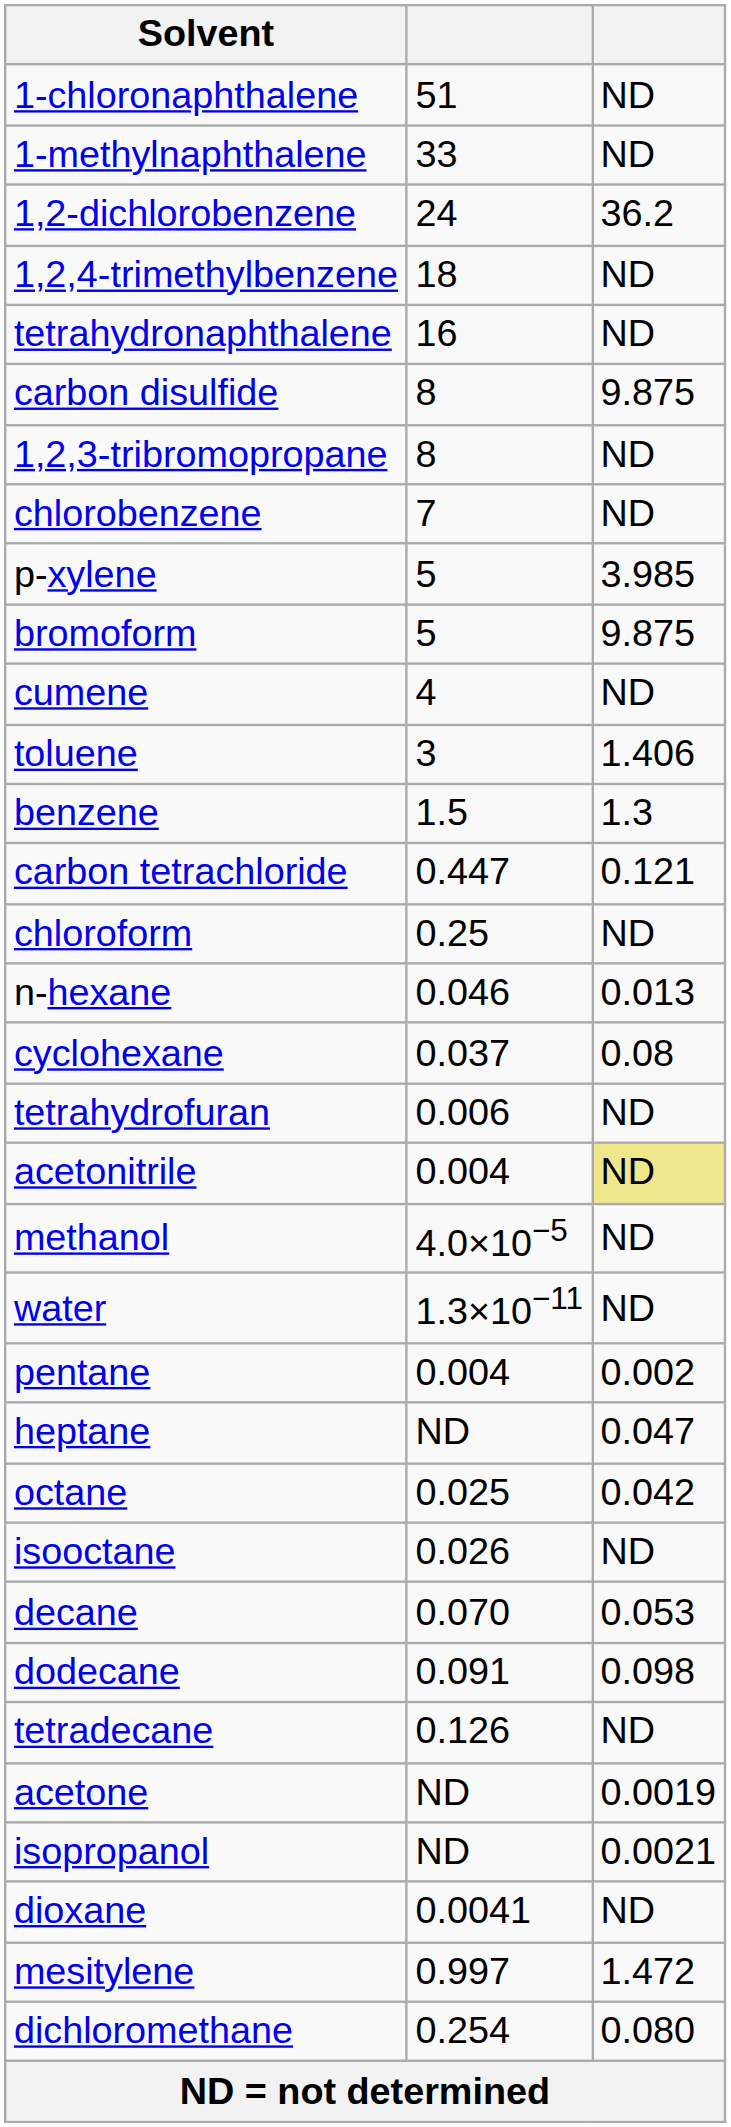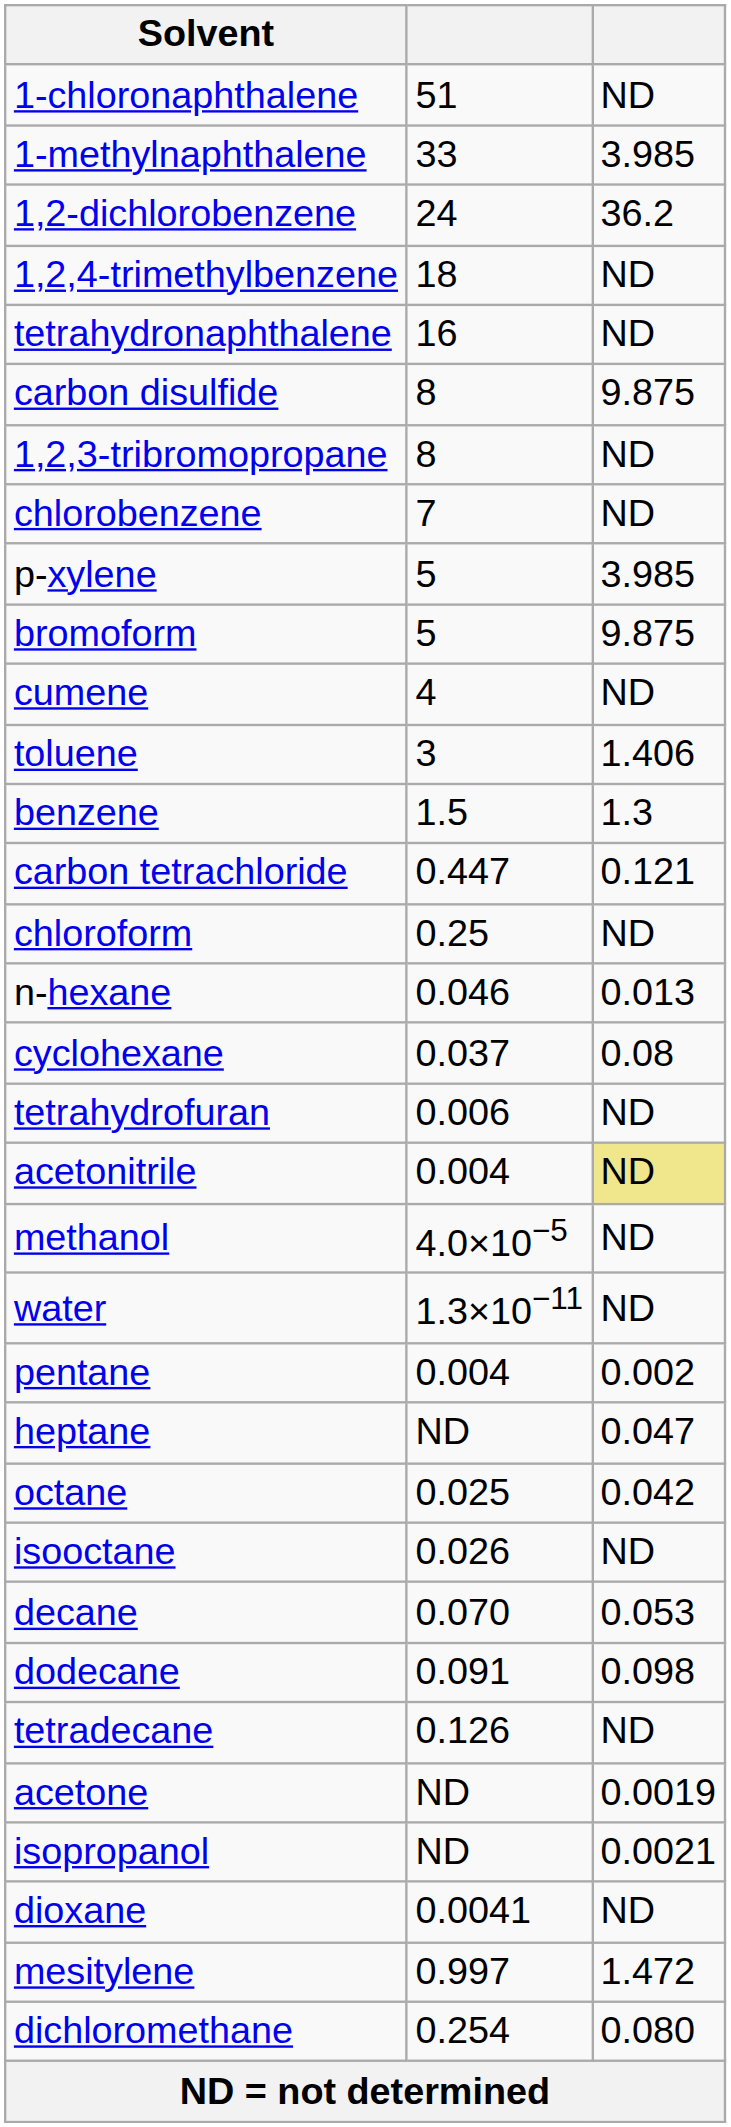(628, 154) ND -> (648, 154) 3.985
